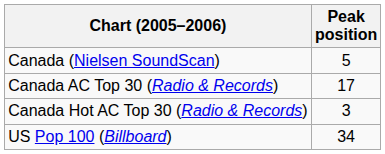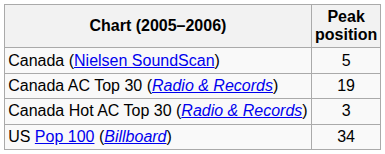(346, 85) 17 -> (346, 85) 19
